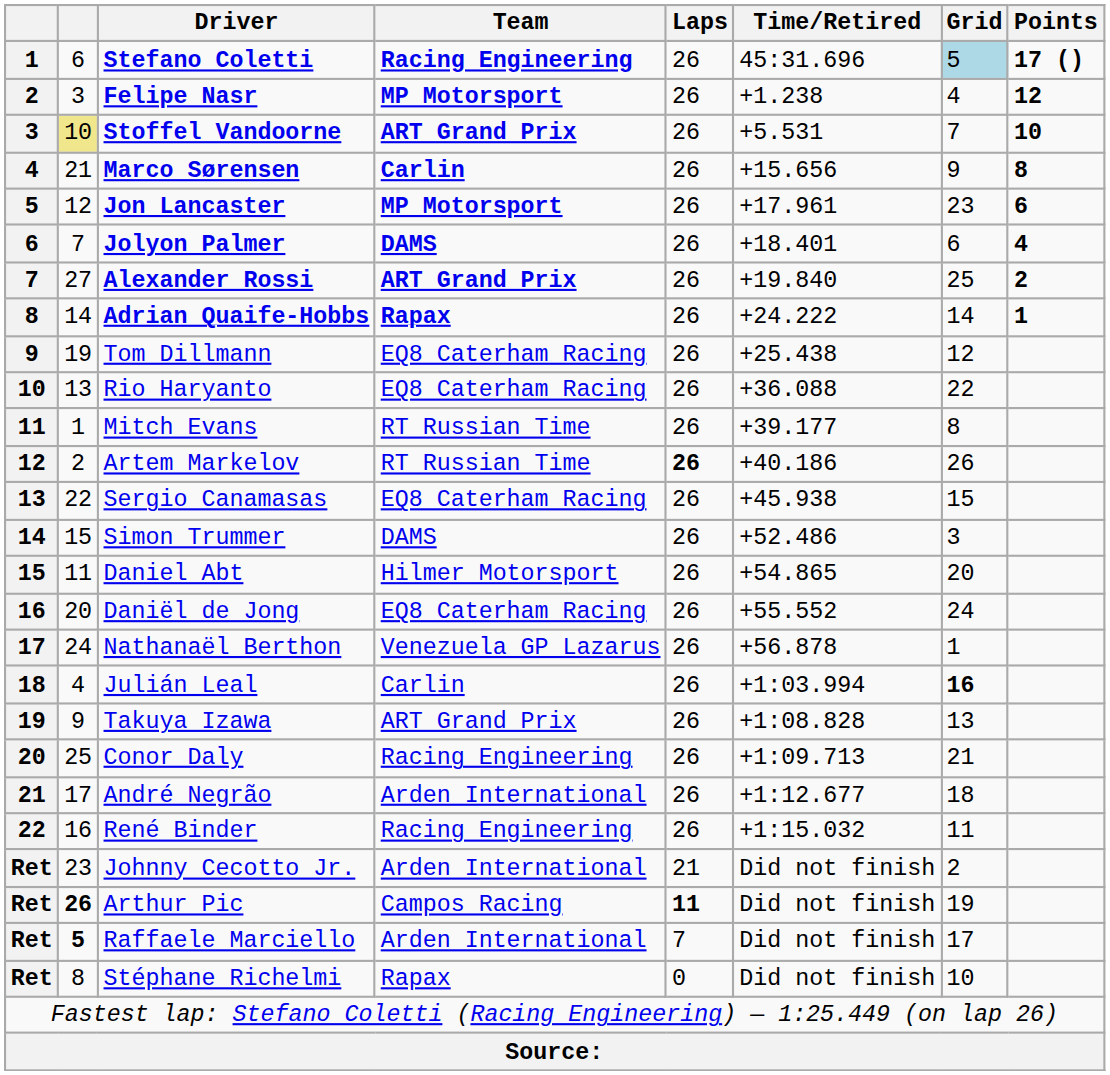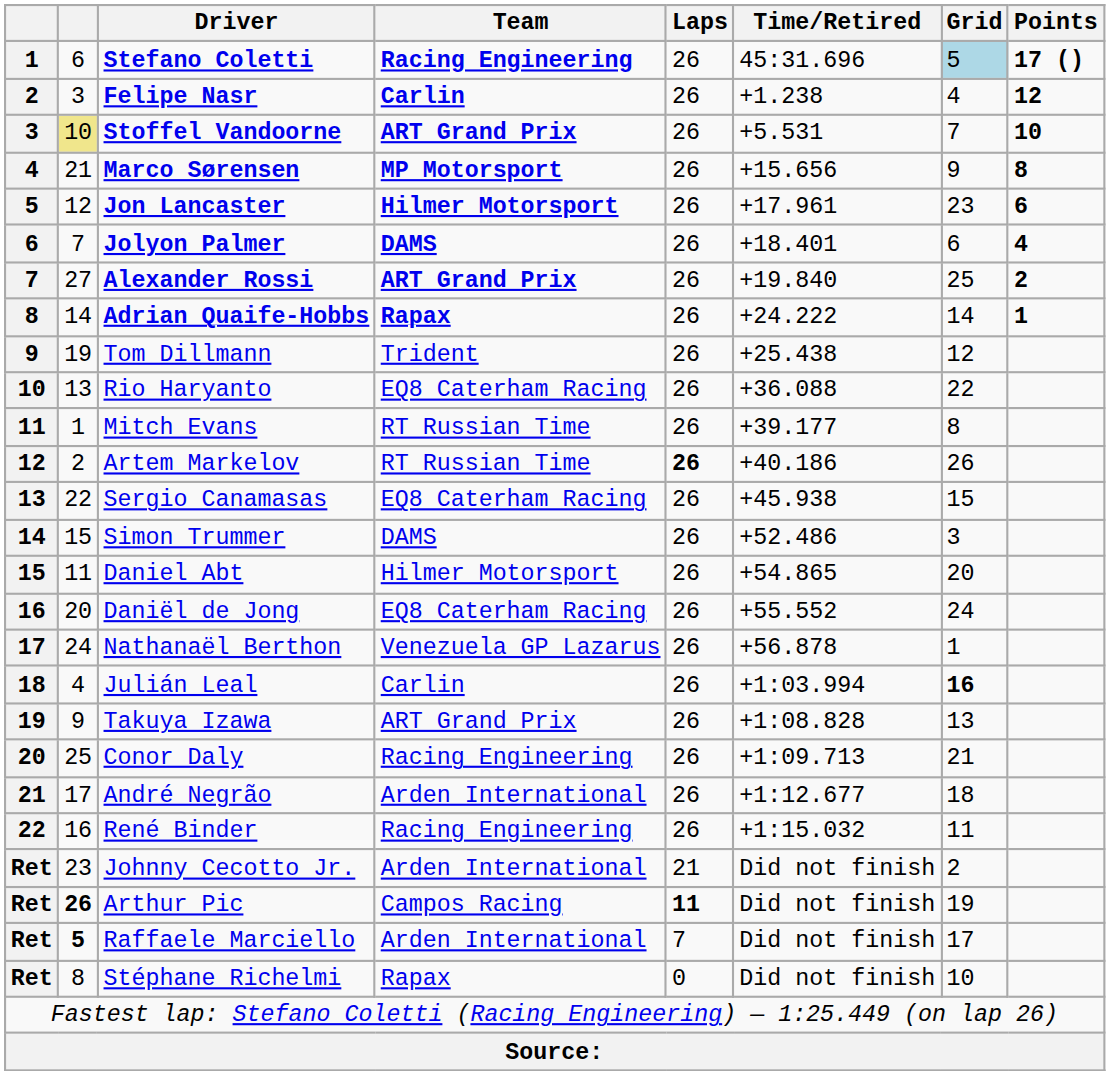(472, 97) MP Motorsport -> (423, 97) Carlin
(423, 170) Carlin -> (472, 170) MP Motorsport
(472, 207) MP Motorsport -> (500, 207) Hilmer Motorsport
(514, 354) EQ8 Caterham Racing -> (430, 354) Trident
